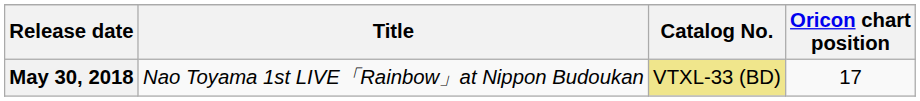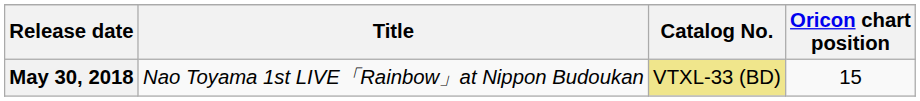(850, 77) 17 -> (850, 77) 15
